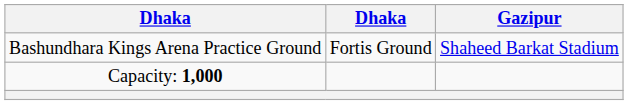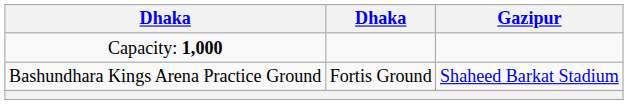rows swapped: (165, 47) <-> (165, 76)
